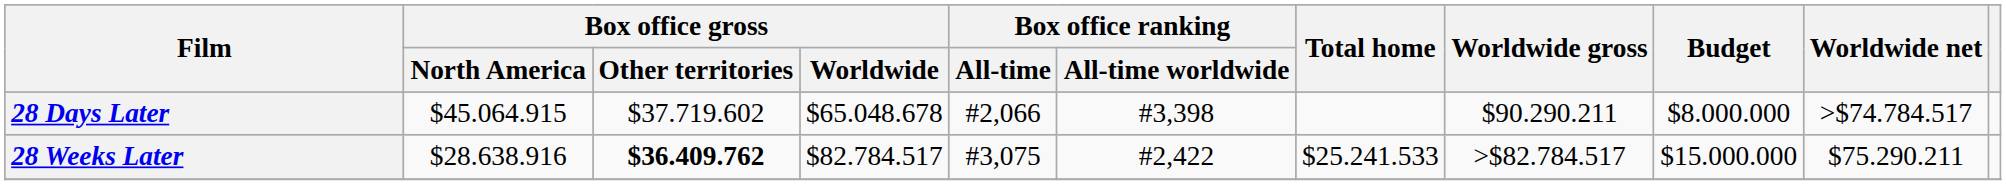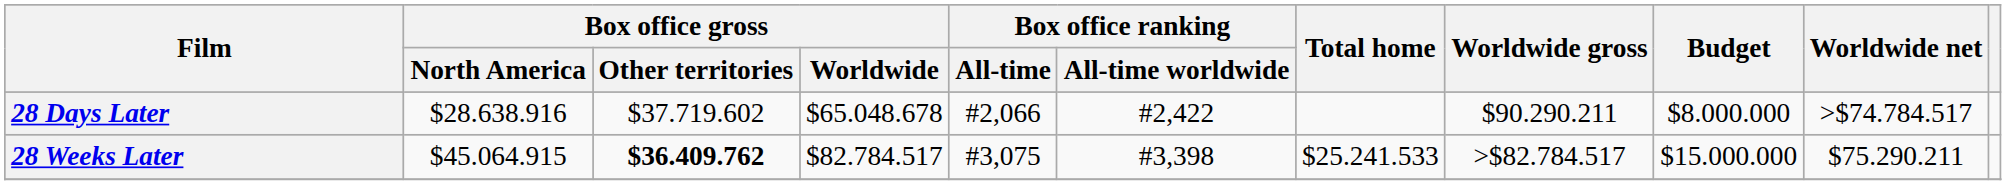(498, 112) $45.064.915 -> (498, 112) $28.638.916
(1176, 112) #3,398 -> (1176, 112) #2,422
(498, 156) $28.638.916 -> (498, 156) $45.064.915
(1176, 156) #2,422 -> (1176, 156) #3,398
